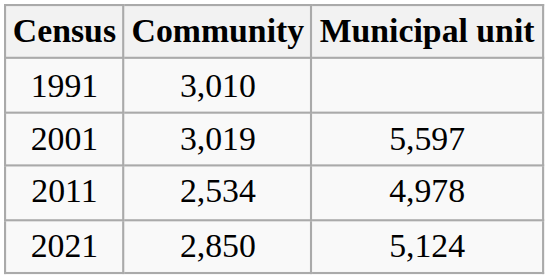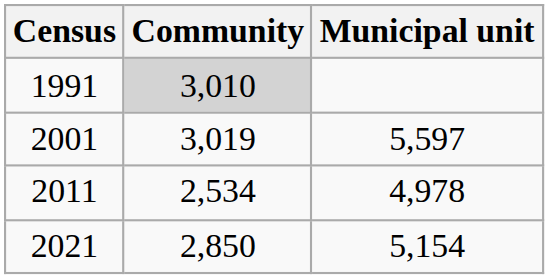(218, 84) no background -> (218, 84) lightgrey background
(427, 245) 5,124 -> (427, 245) 5,154
